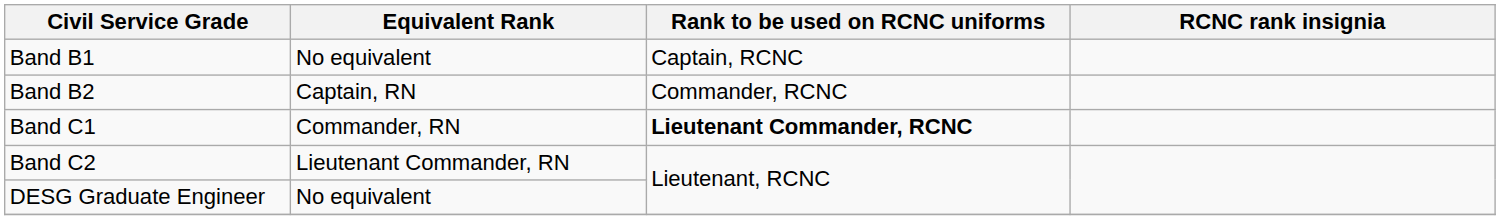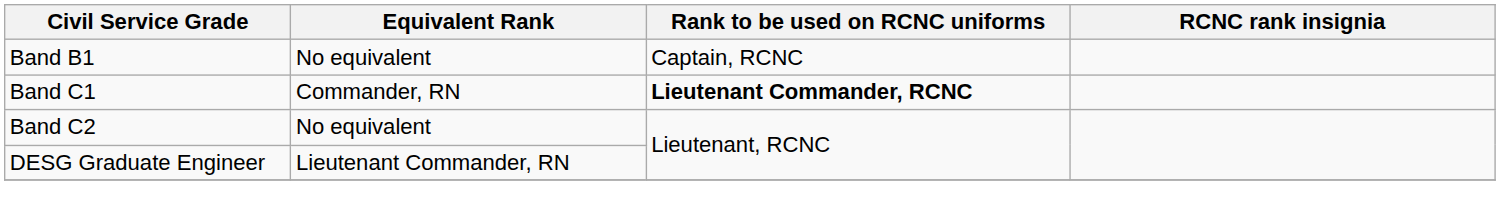- row: (52, 92)
(433, 162) Lieutenant Commander, RN -> (363, 127) No equivalent
(363, 197) No equivalent -> (433, 162) Lieutenant Commander, RN
